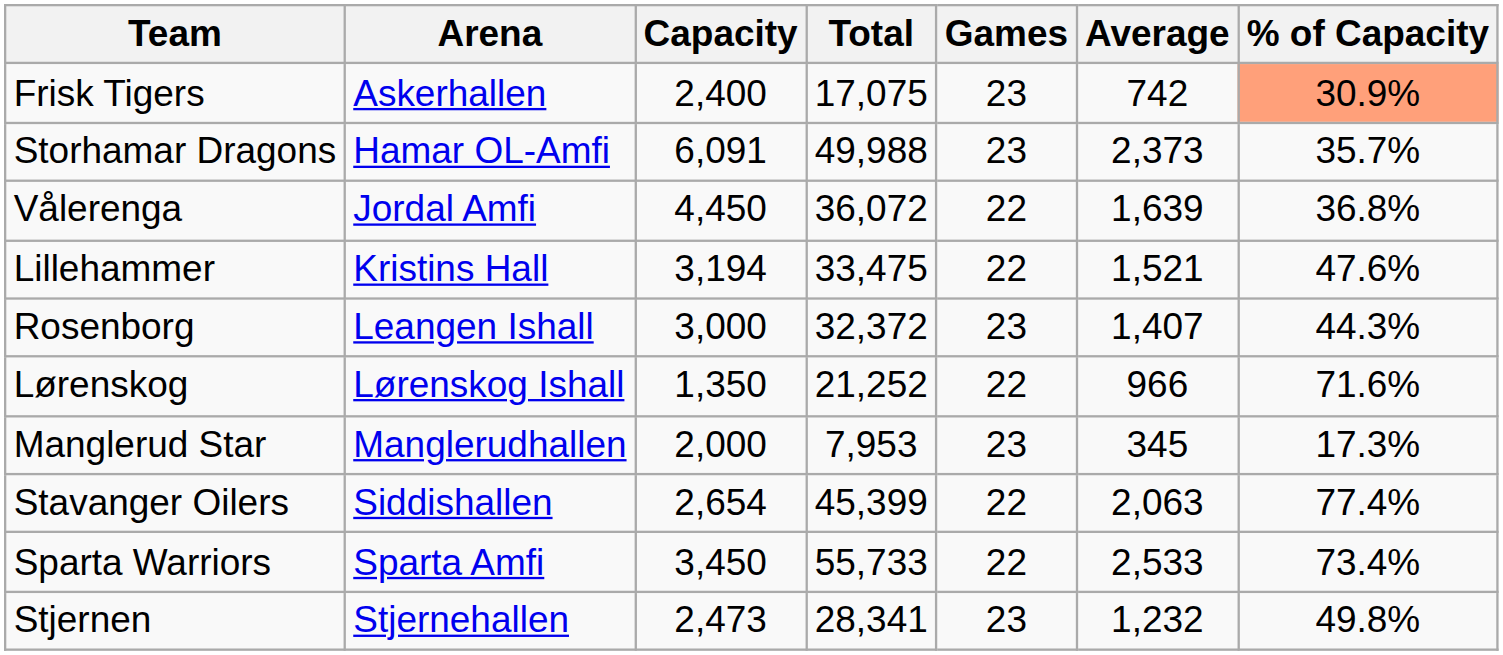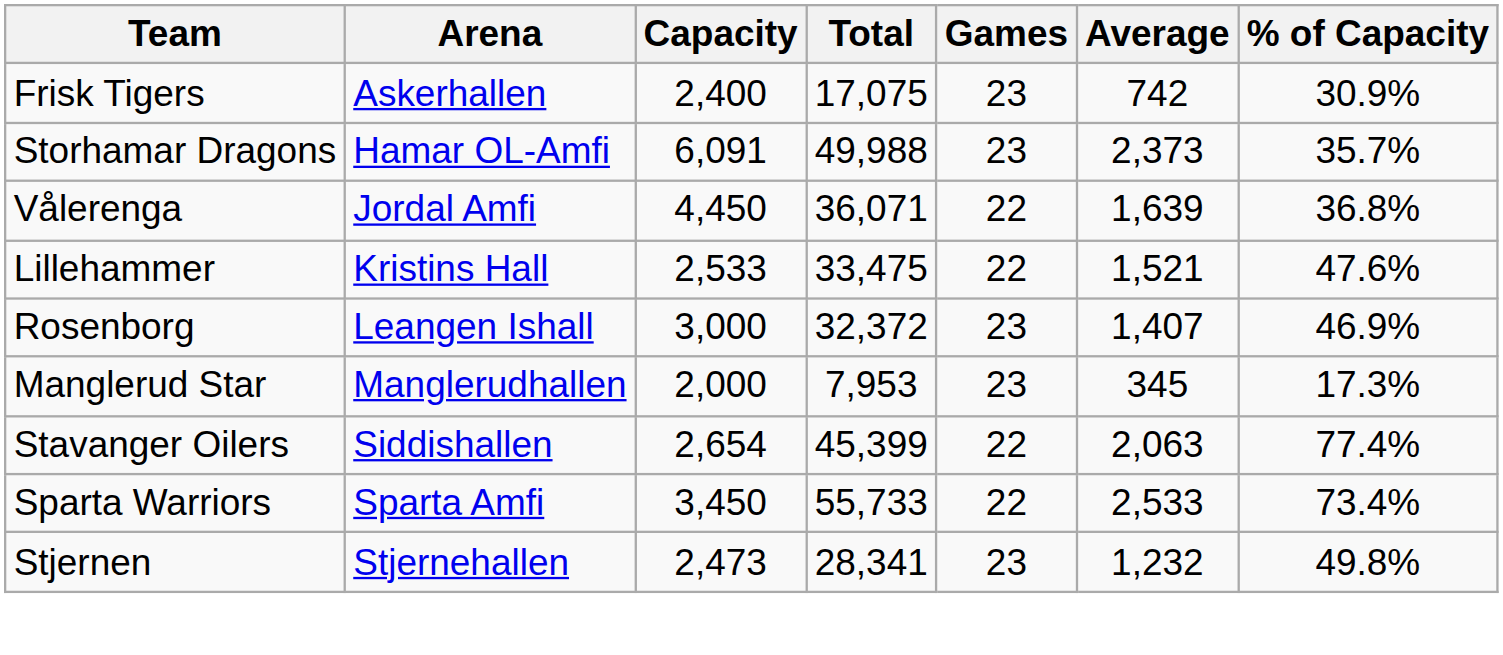(1368, 92) lightsalmon background -> (1368, 92) no background
(871, 209) 36,072 -> (871, 209) 36,071
(721, 268) 3,194 -> (721, 268) 2,533
(1368, 326) 44.3% -> (1368, 326) 46.9%
- row: (101, 385)
